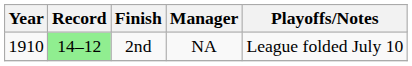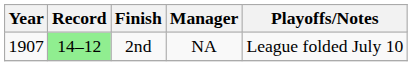(26, 46) 1910 -> (26, 46) 1907
